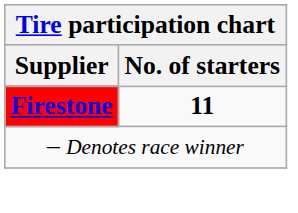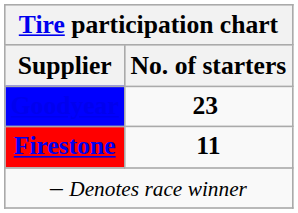+ row: (65, 106)
